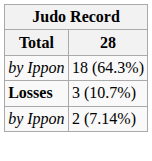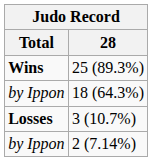+ row: (108, 67)
